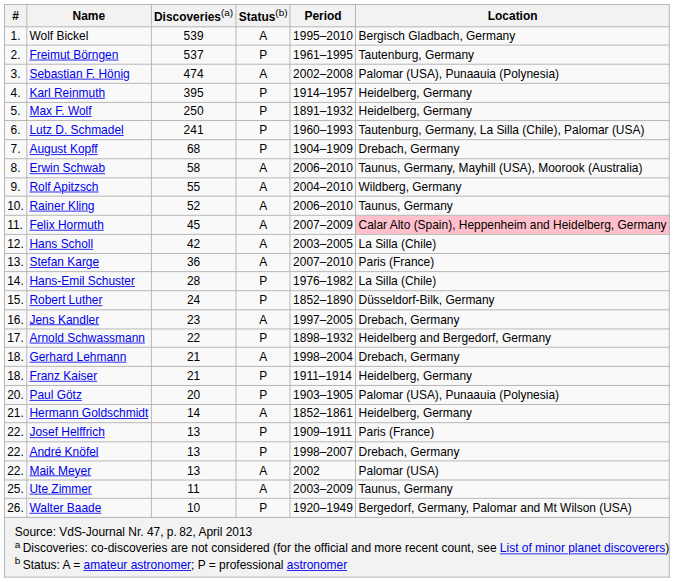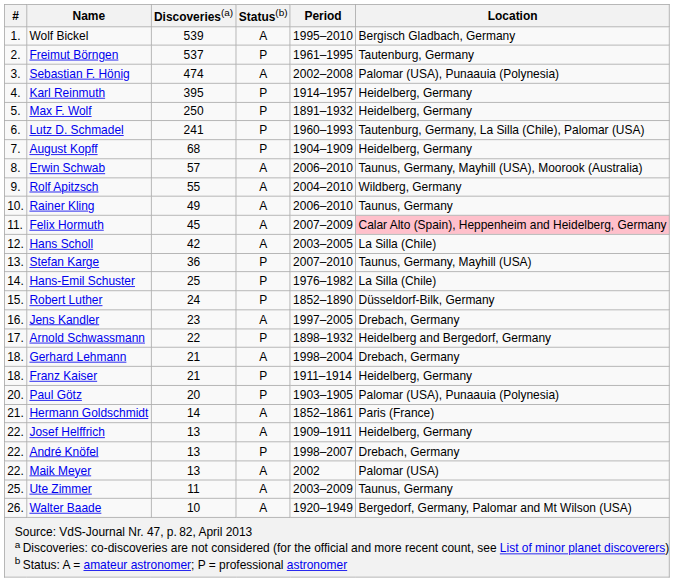(409, 150) Drebach, Germany -> (415, 150) Heidelberg, Germany
(194, 168) 58 -> (194, 168) 57
(194, 206) 52 -> (194, 206) 49
(263, 263) A -> (263, 263) P
(396, 263) Paris (France) -> (445, 263) Taunus, Germany, Mayhill (USA)
(194, 282) 28 -> (194, 282) 25
(415, 414) Heidelberg, Germany -> (396, 414) Paris (France)
(263, 433) P -> (263, 433) A
(396, 433) Paris (France) -> (415, 433) Heidelberg, Germany
(263, 508) P -> (263, 508) A
